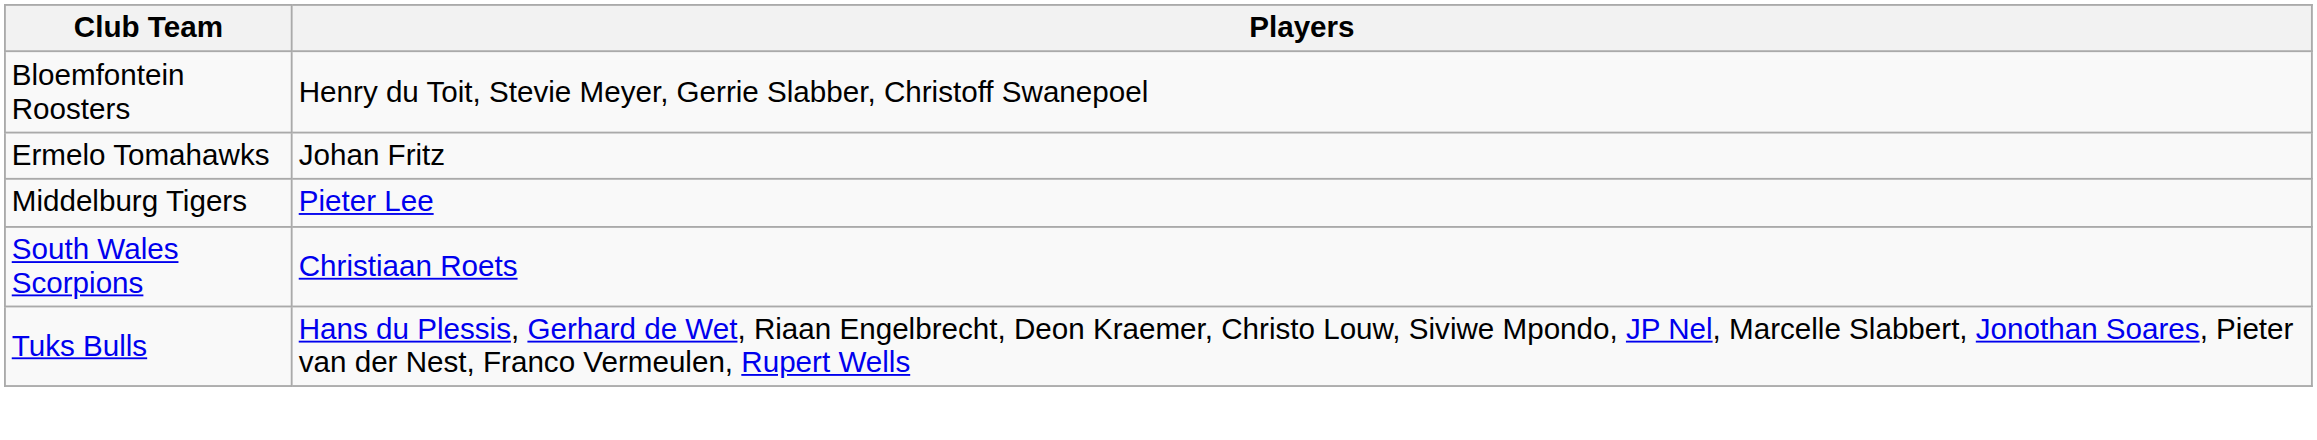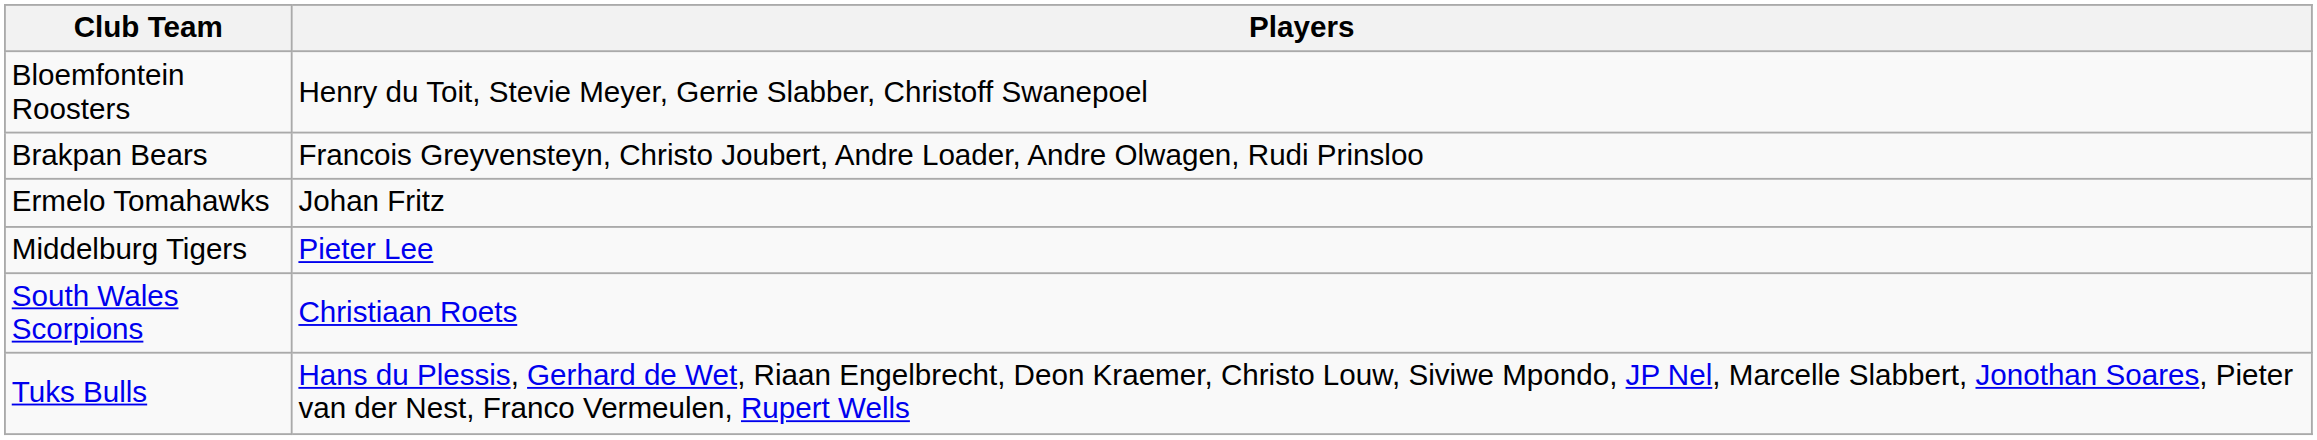+ row: (110, 155)
